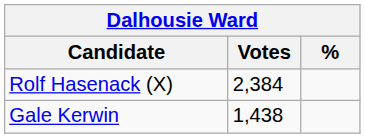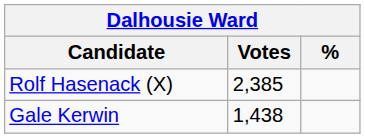(258, 84) 2,384 -> (258, 84) 2,385
